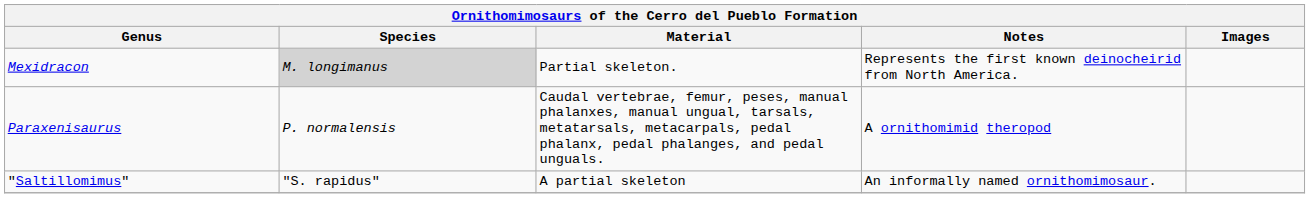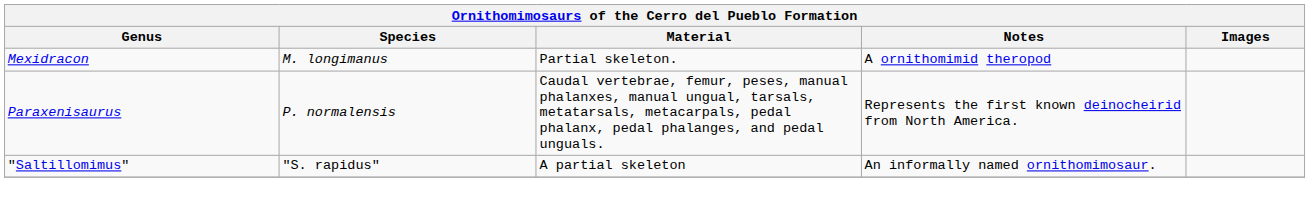(335, 67) lightgrey background -> (335, 60) no background
(1023, 67) Represents the first known deinocheirid from North America. -> (958, 60) A ornithomimid theropod
(958, 128) A ornithomimid theropod -> (1023, 113) Represents the first known deinocheirid from North America.
